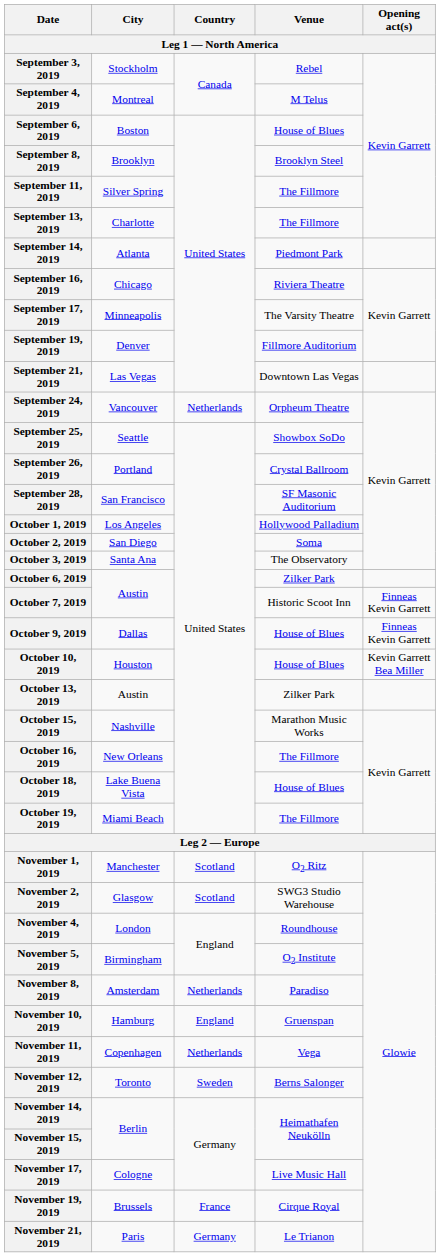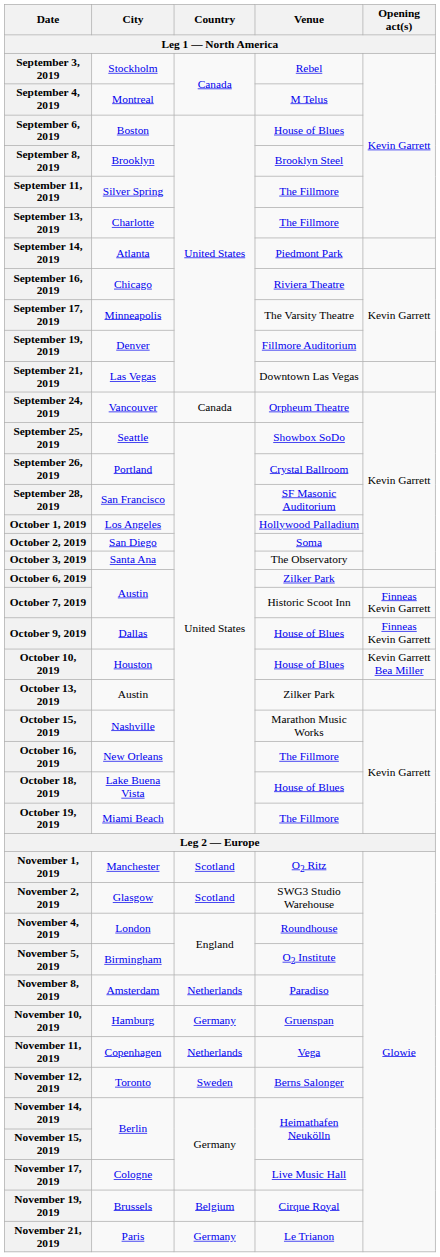(215, 407) Netherlands -> (215, 407) Canada
(215, 1021) England -> (215, 1021) Germany
(215, 1205) France -> (215, 1205) Belgium
